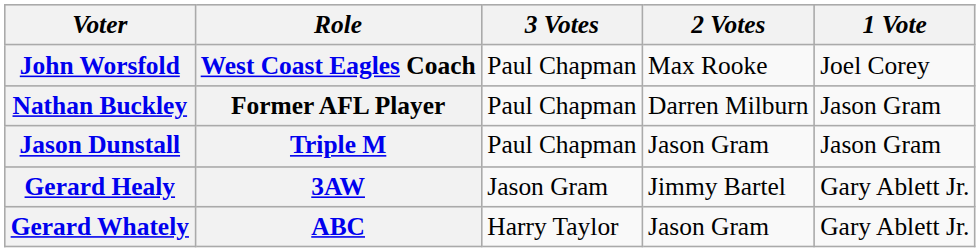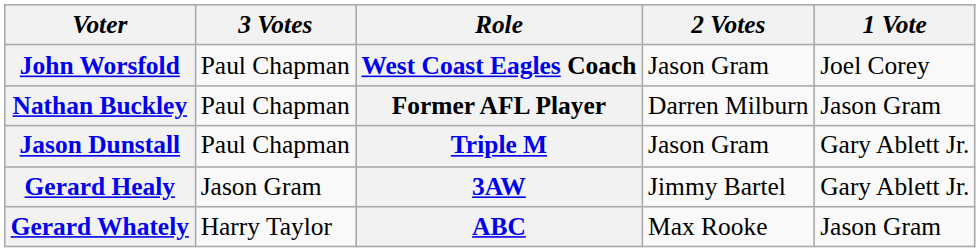columns swapped: (338, 24) <-> (562, 24)
(708, 65) Max Rooke -> (709, 65) Jason Gram
(881, 145) Jason Gram -> (895, 145) Gary Ablett Jr.
(709, 226) Jason Gram -> (708, 226) Max Rooke
(895, 226) Gary Ablett Jr. -> (881, 226) Jason Gram
